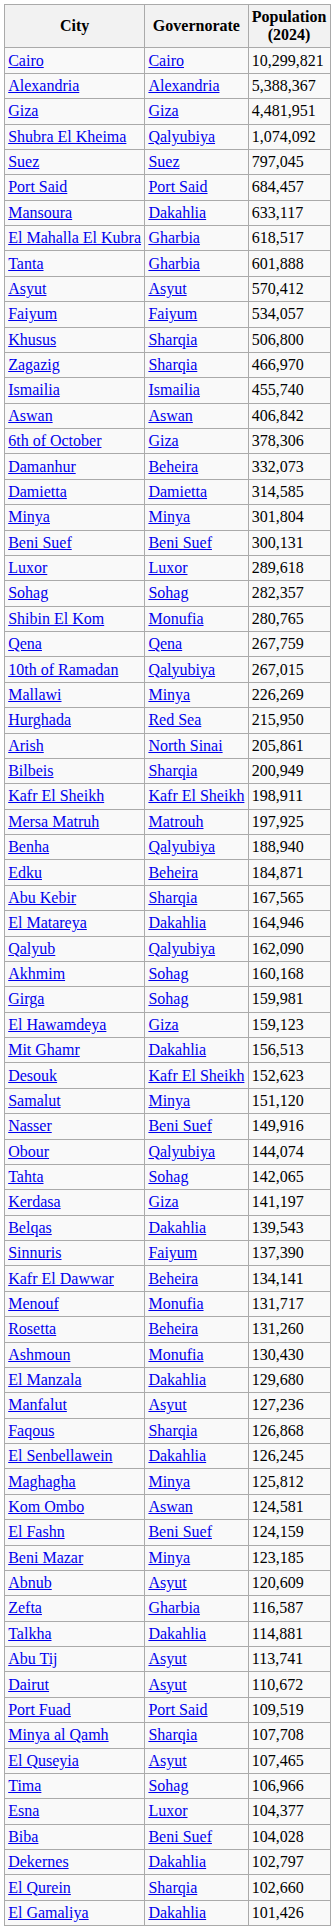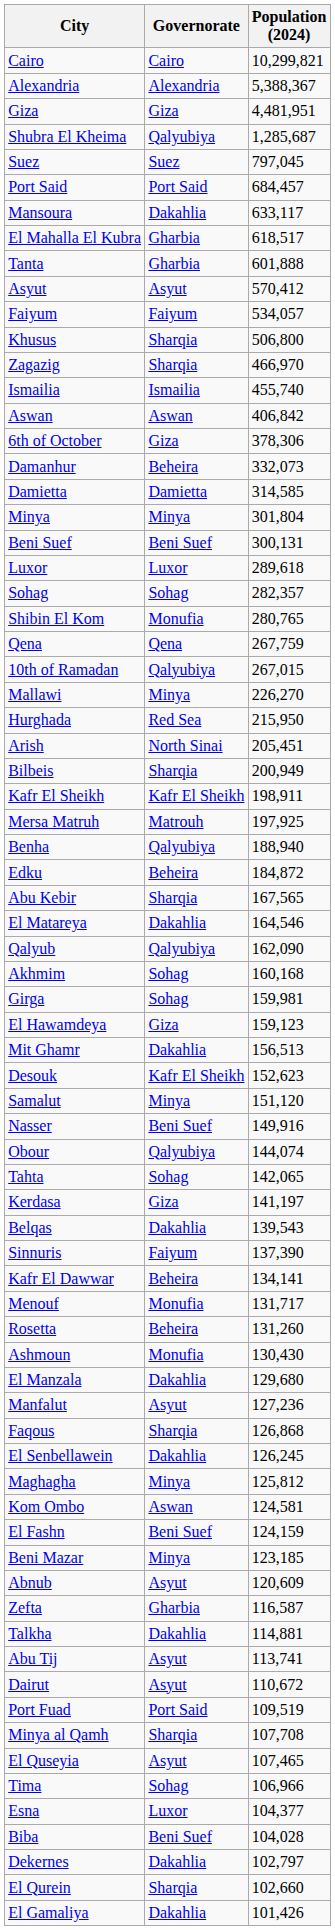(284, 136) 1,074,092 -> (284, 136) 1,285,687
(278, 694) 226,269 -> (278, 694) 226,270
(278, 745) 205,861 -> (278, 745) 205,451
(278, 872) 184,871 -> (278, 872) 184,872
(278, 923) 164,946 -> (278, 923) 164,546
